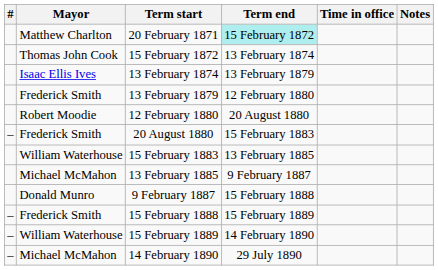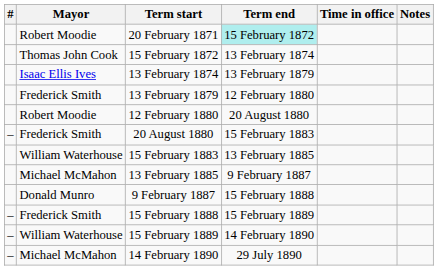(66, 34) Matthew Charlton -> (58, 34) Robert Moodie
